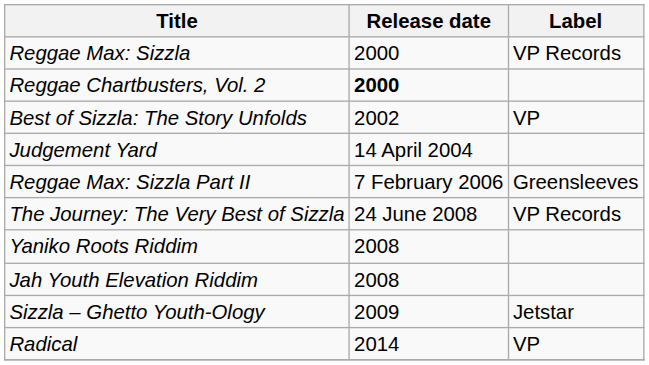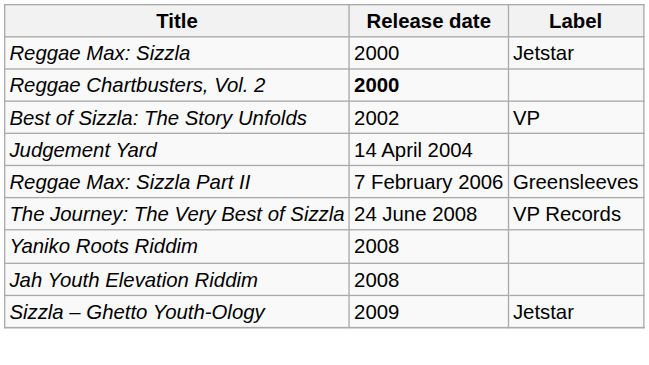(567, 53) VP Records -> (543, 53) Jetstar
- row: (43, 343)
